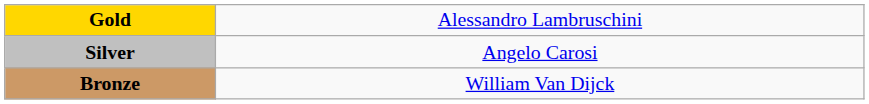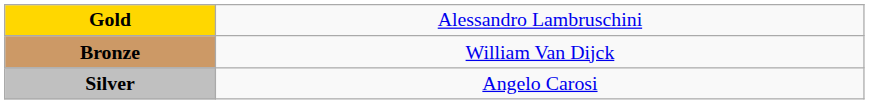rows swapped: (110, 51) <-> (110, 83)
